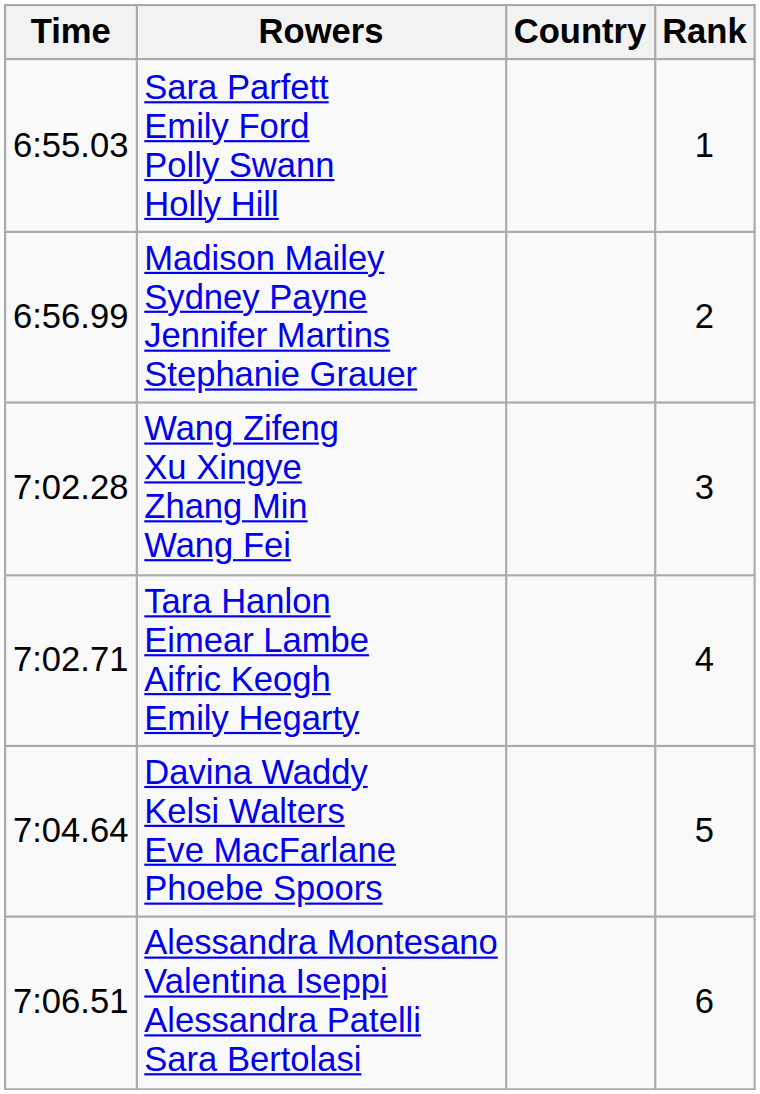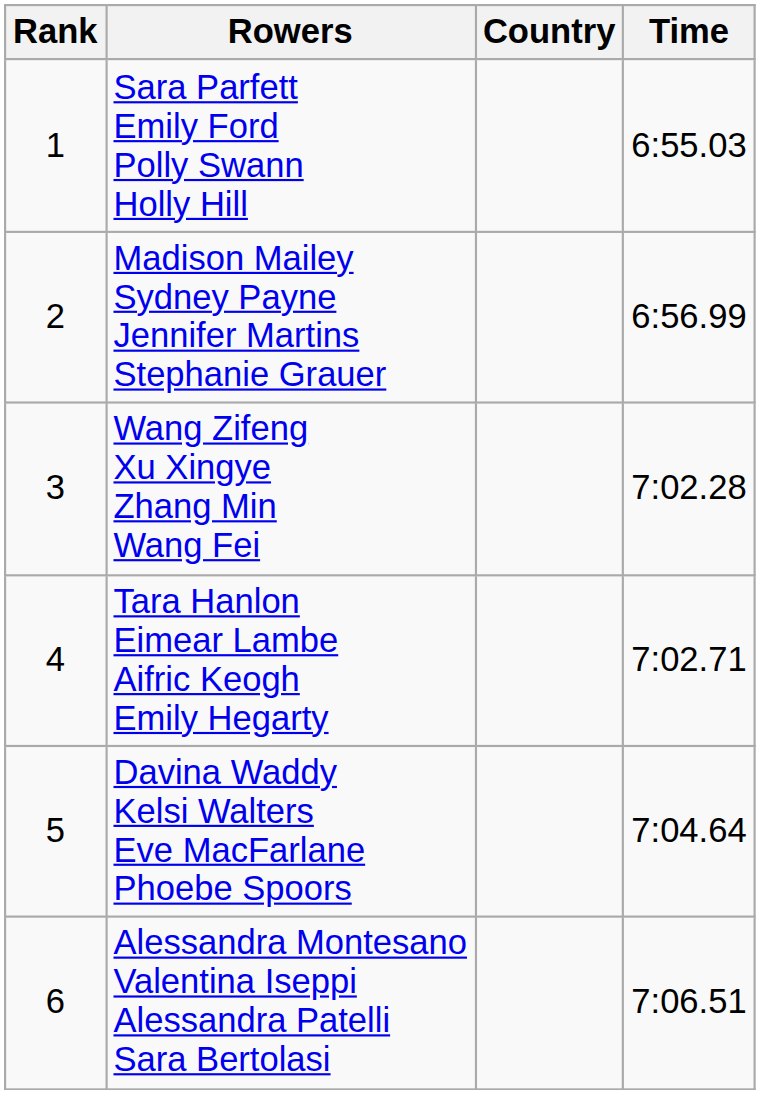columns swapped: (704, 31) <-> (71, 31)
